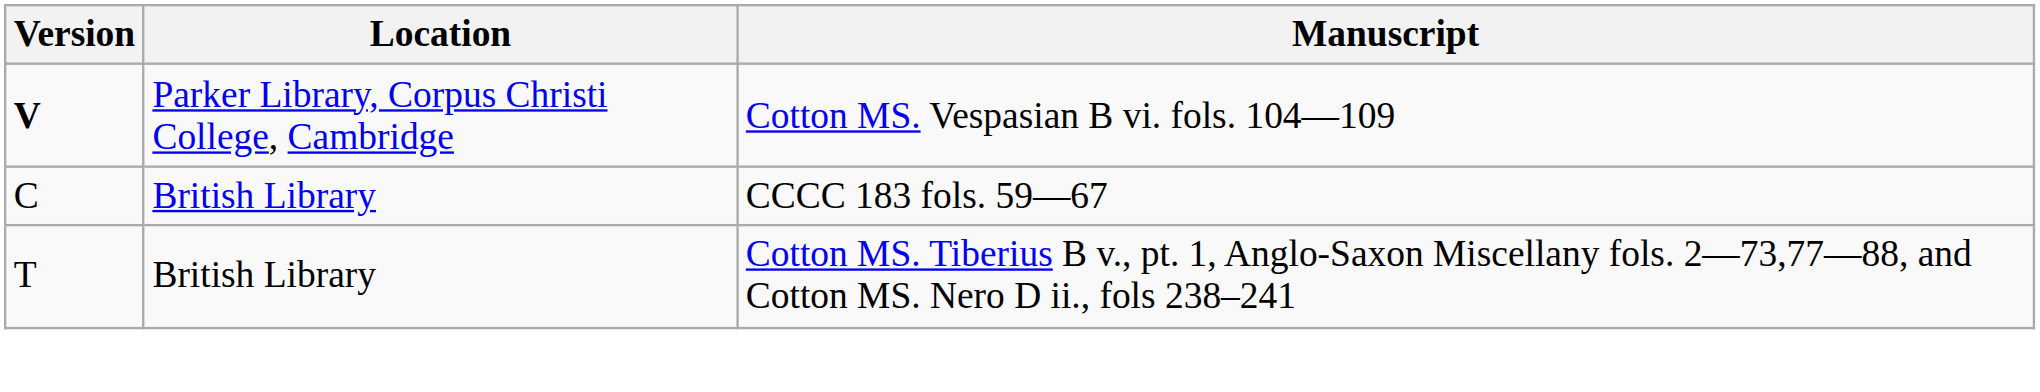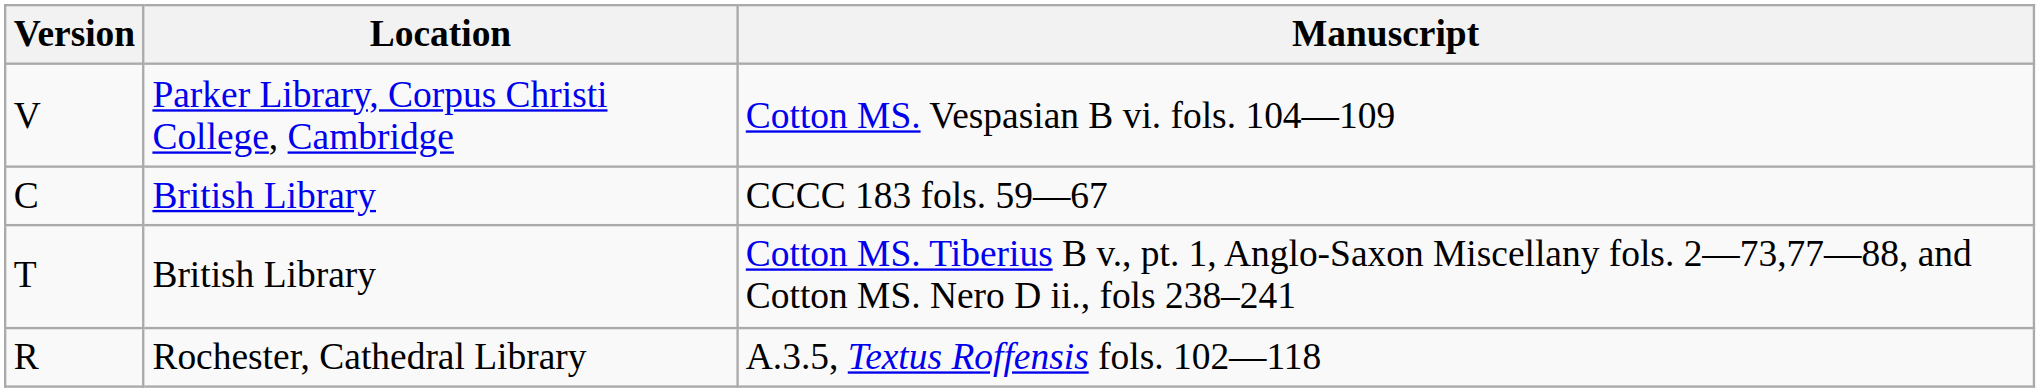(27, 114) bold -> (27, 114) normal
+ row: (1034, 355)
